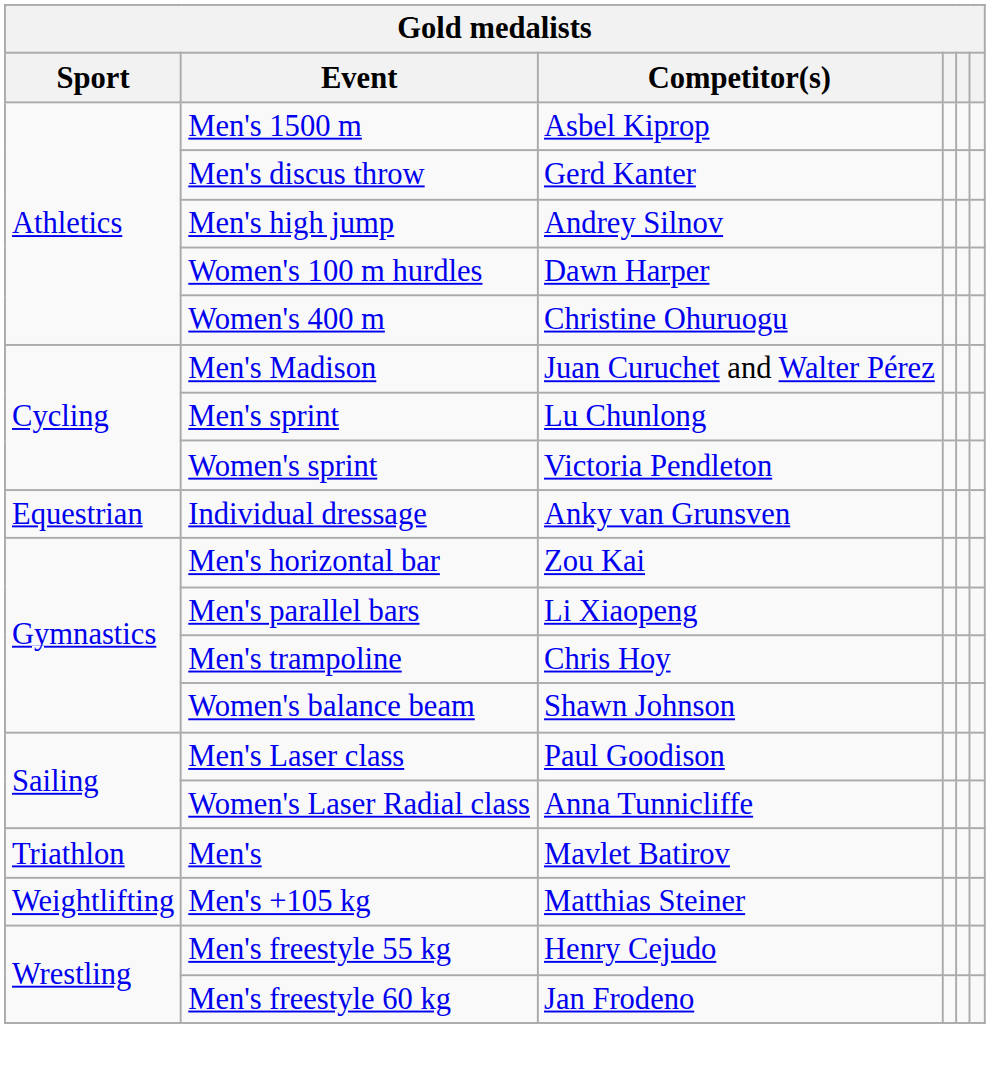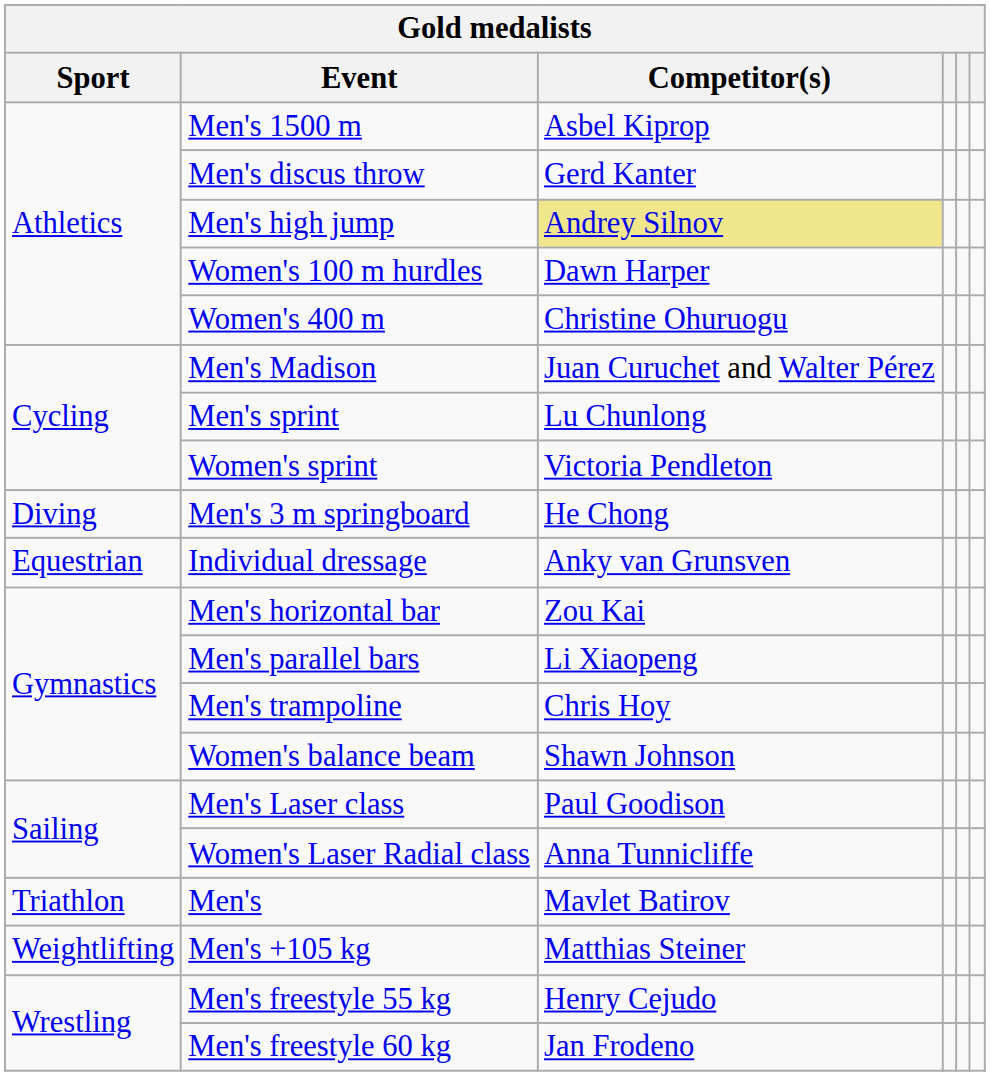(634, 222) no background -> (634, 222) khaki background
+ row: (329, 513)
